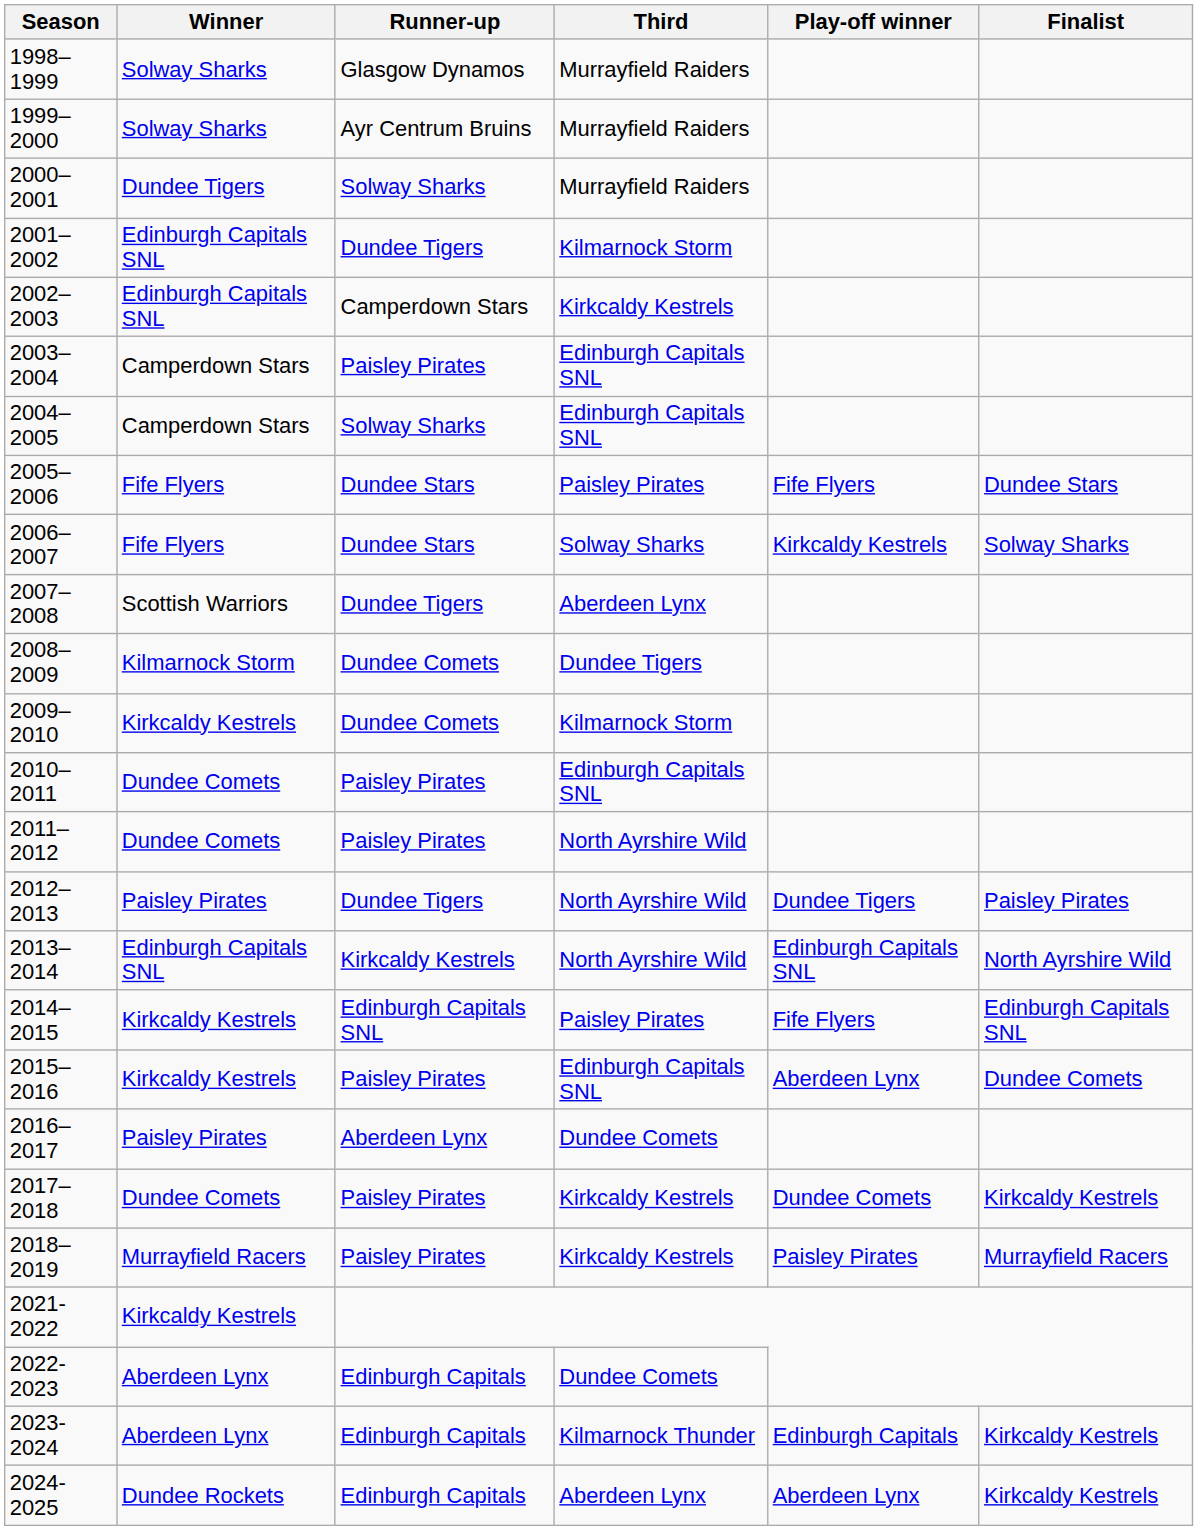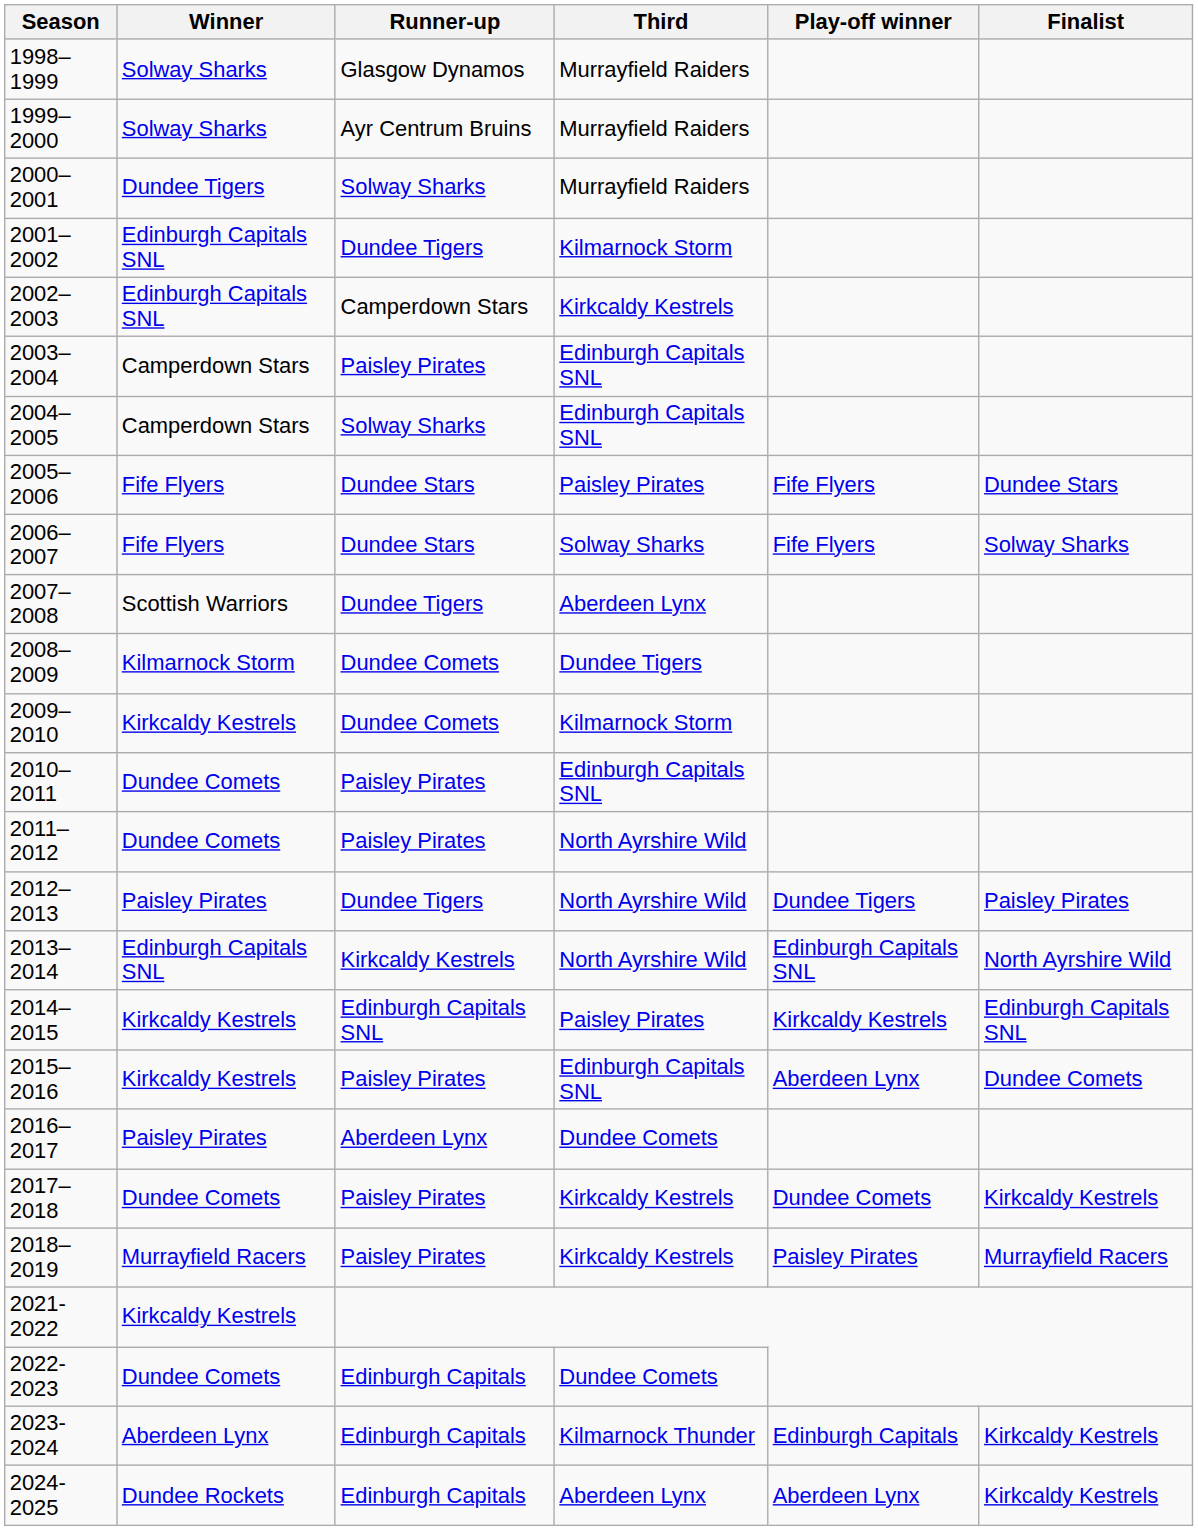(860, 544) Kirkcaldy Kestrels -> (824, 544) Fife Flyers
(824, 1019) Fife Flyers -> (860, 1019) Kirkcaldy Kestrels
(195, 1376) Aberdeen Lynx -> (201, 1376) Dundee Comets
